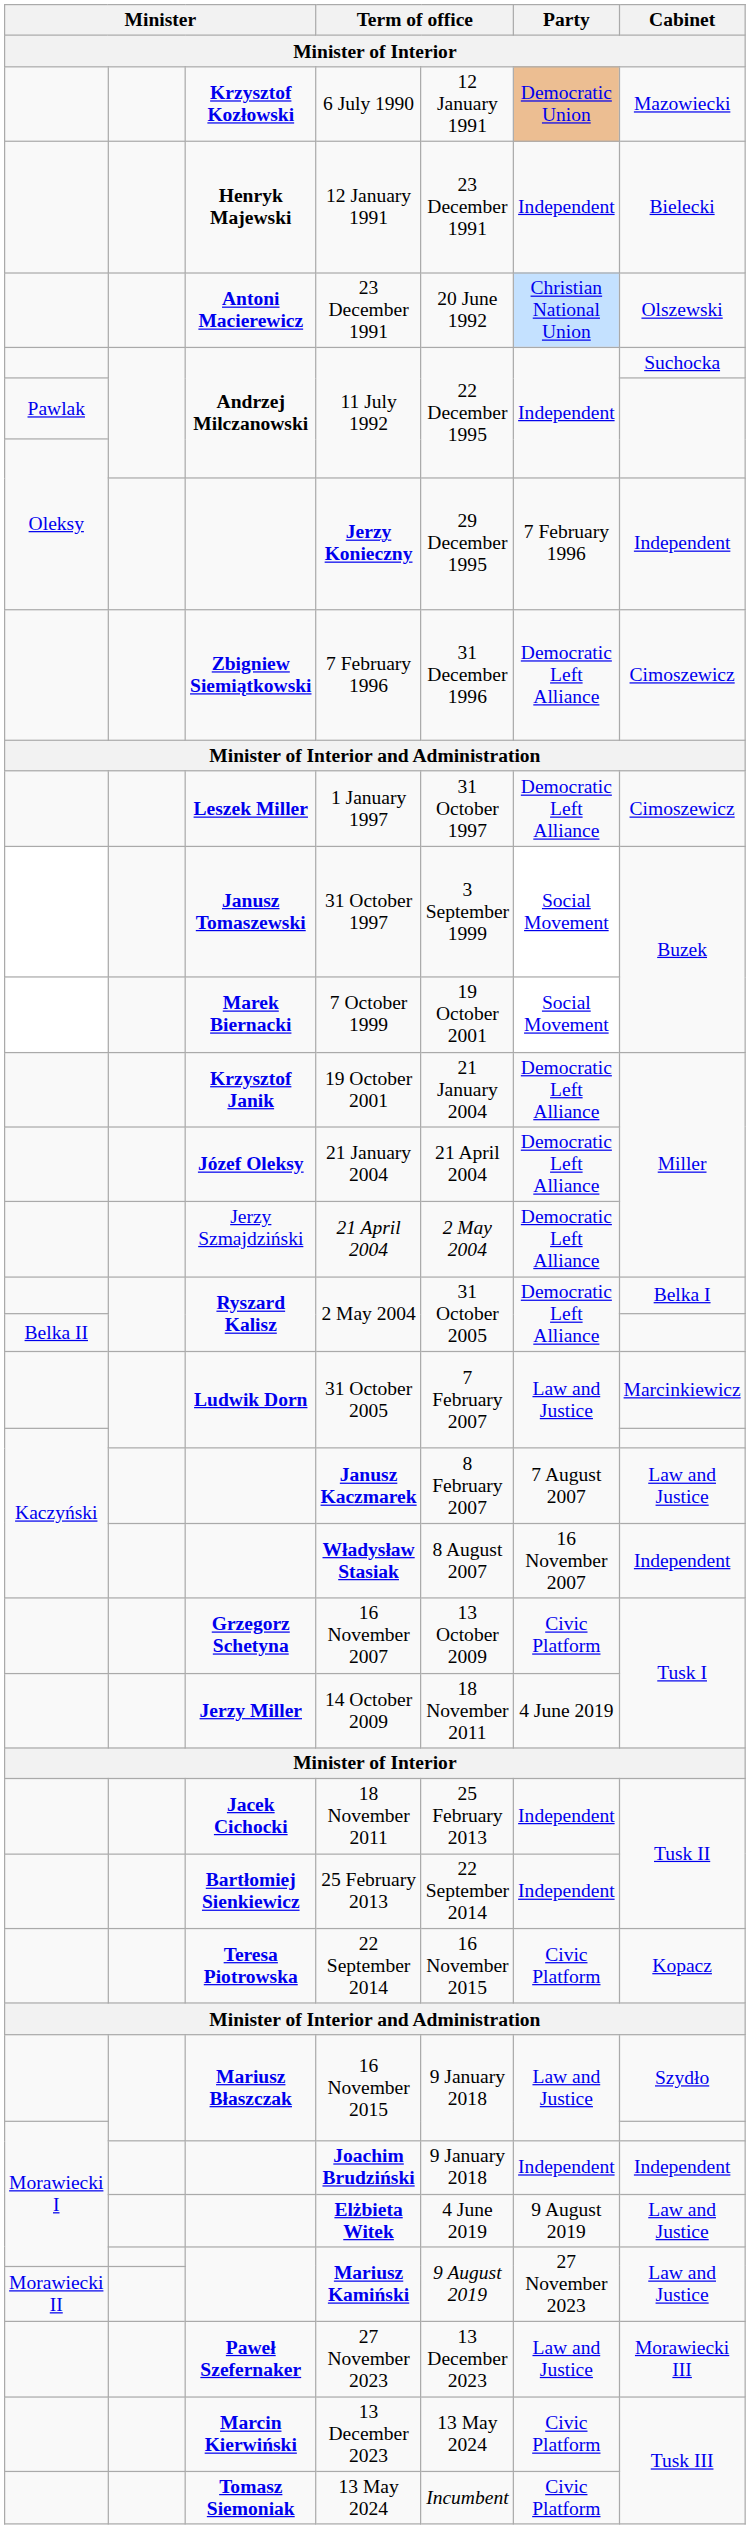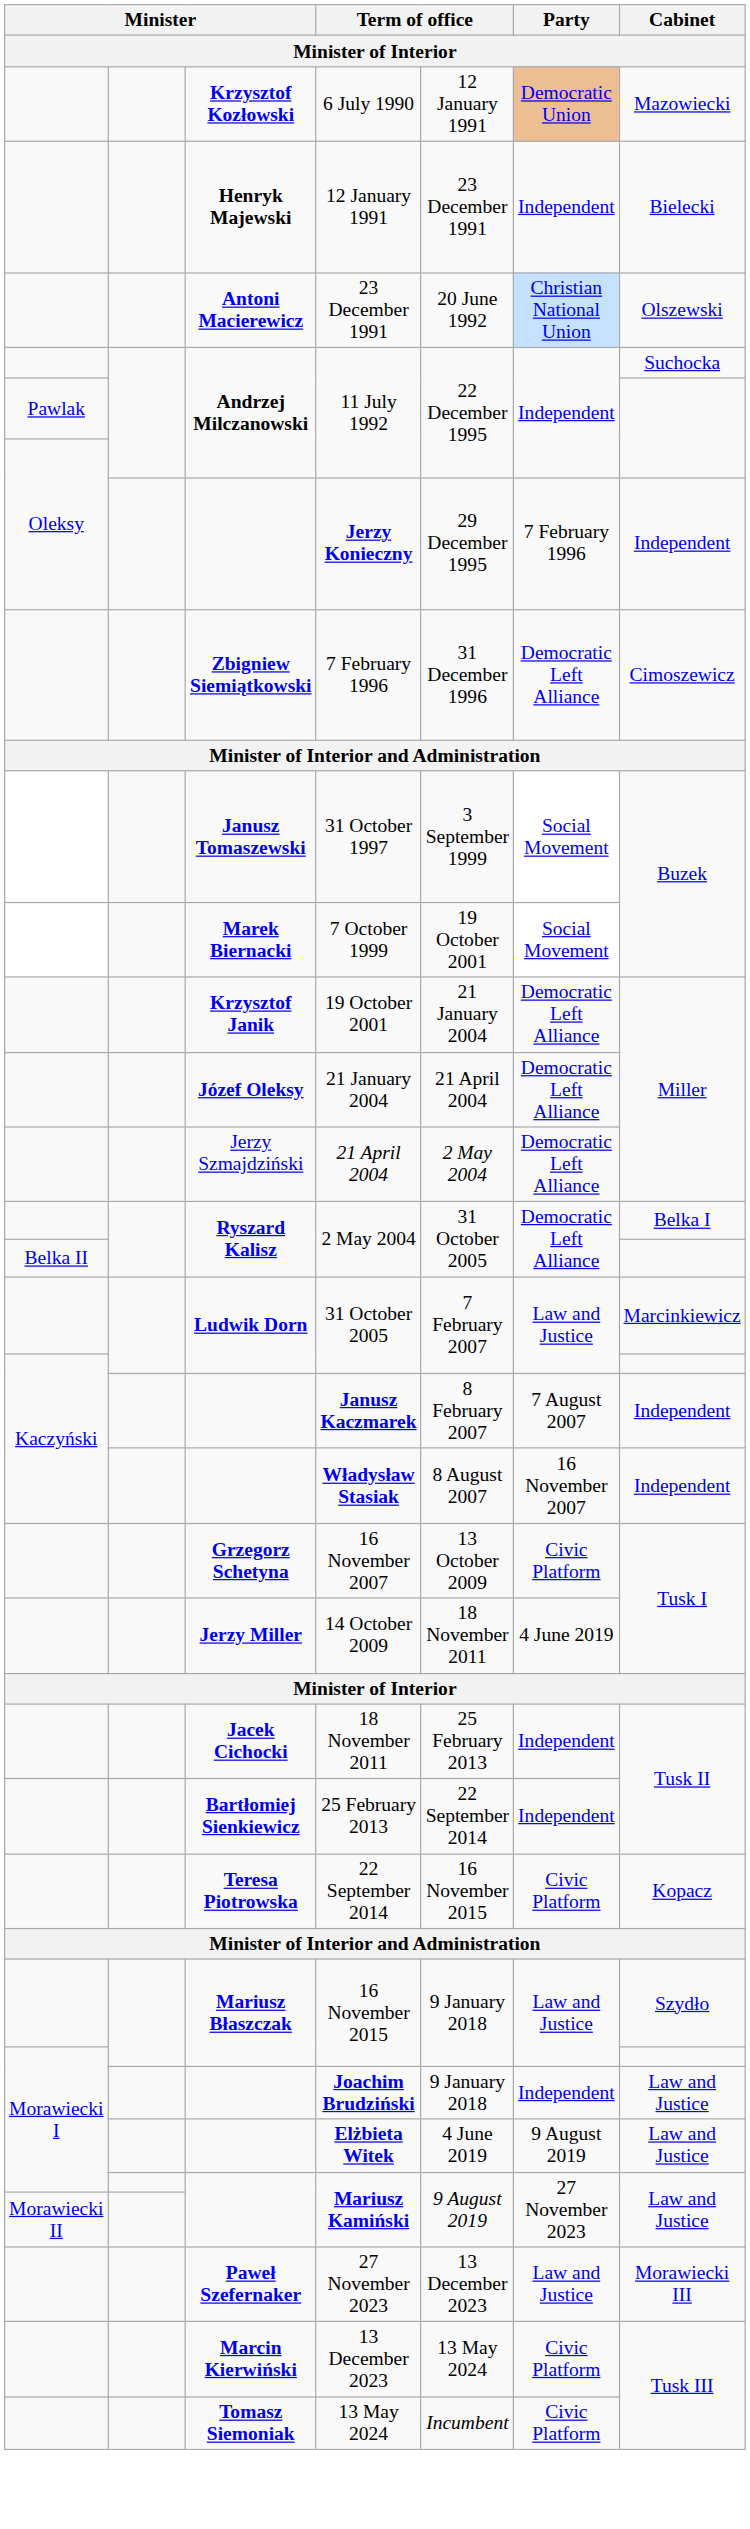- row: (56, 809)
(682, 1485) Law and Justice -> (682, 1410) Independent
(682, 2167) Independent -> (682, 2092) Law and Justice
